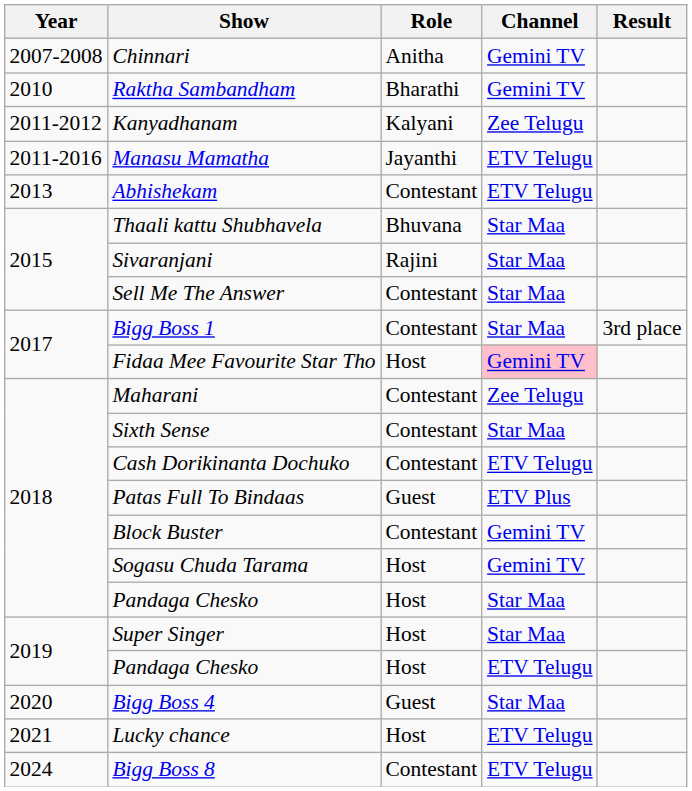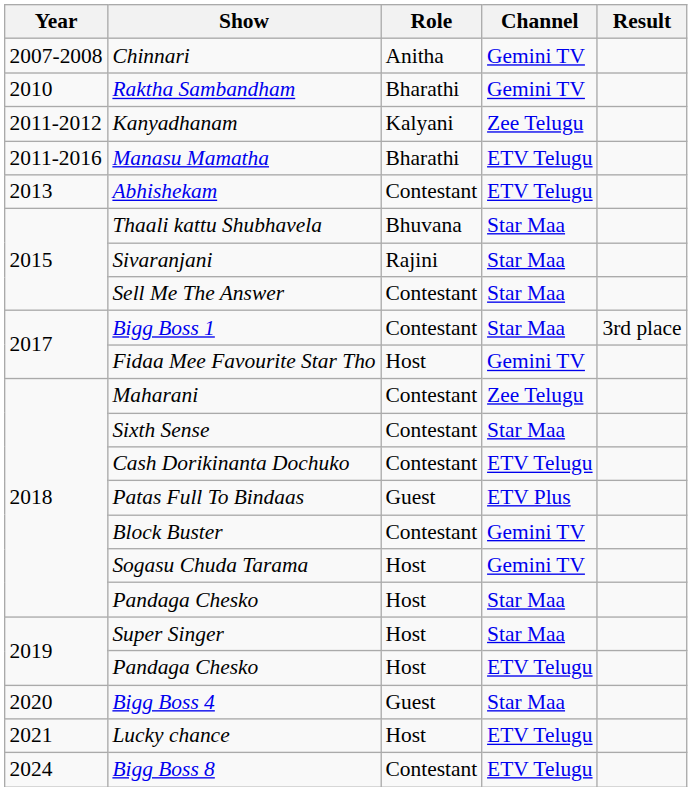(421, 157) Jayanthi -> (422, 157) Bharathi
(536, 361) pink background -> (536, 361) no background
